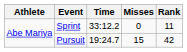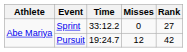(169, 26) 11 -> (169, 26) 27
(139, 41) 15 -> (139, 41) 12
